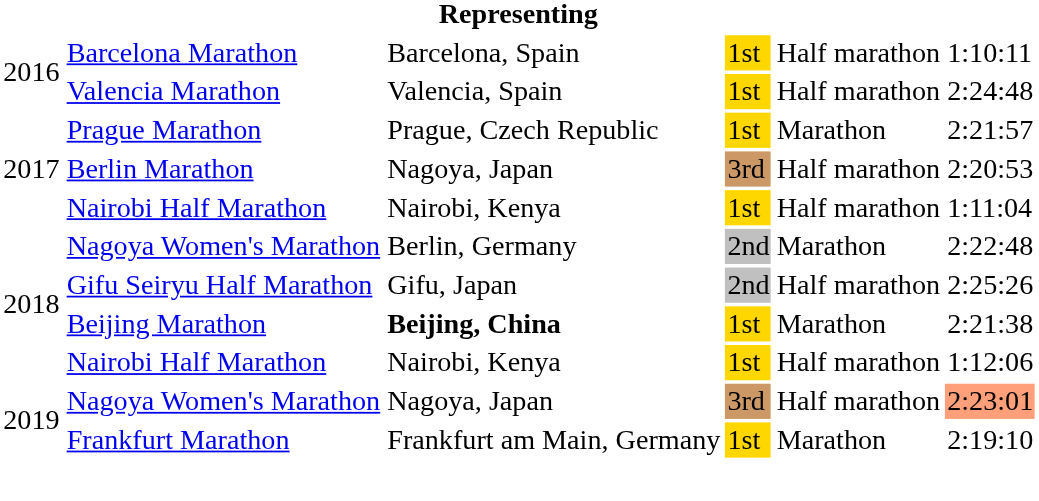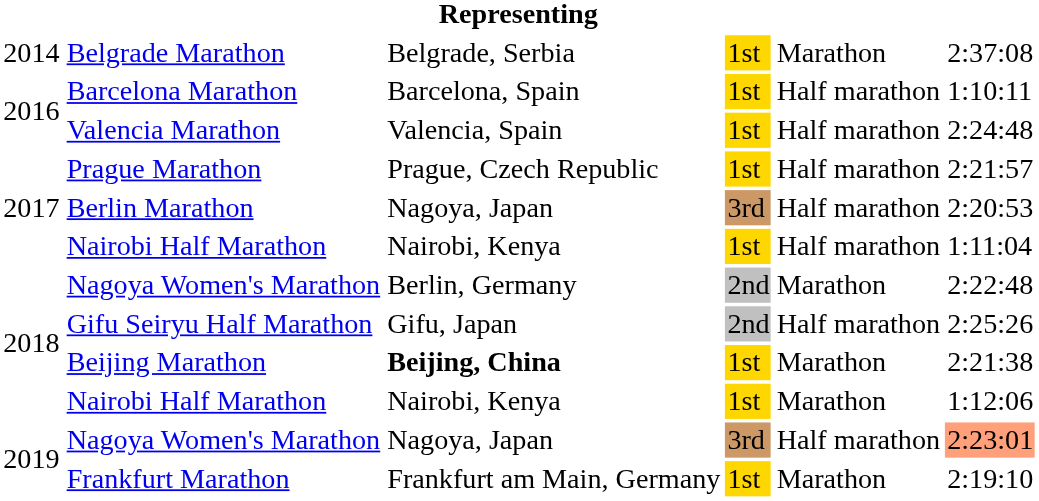+ row: (31, 52)
(831, 129) Marathon -> (858, 168) Half marathon
(858, 362) Half marathon -> (831, 400) Marathon
